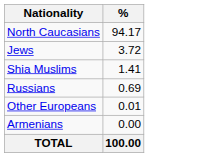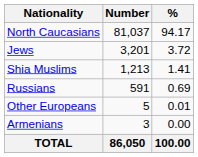+ column: (127, 13)
